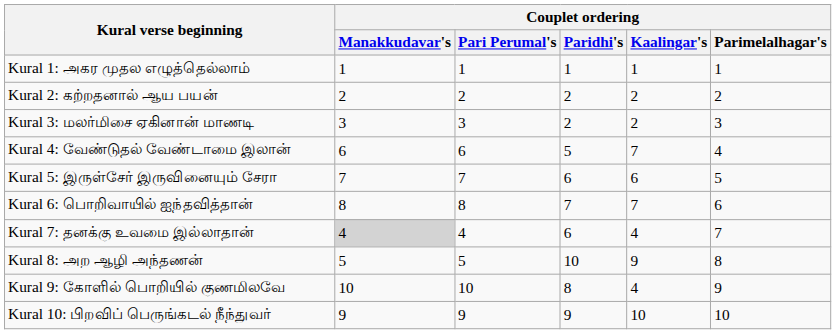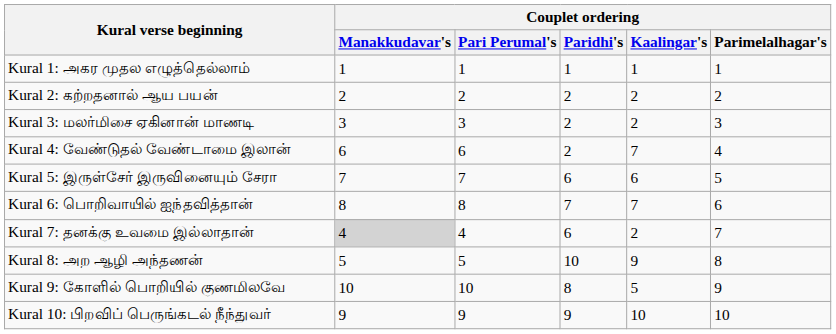(567, 150) 5 -> (567, 150) 2
(634, 232) 4 -> (634, 232) 2
(634, 287) 4 -> (634, 287) 5
